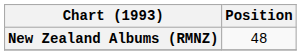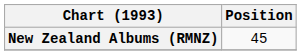(259, 39) 48 -> (259, 39) 45
